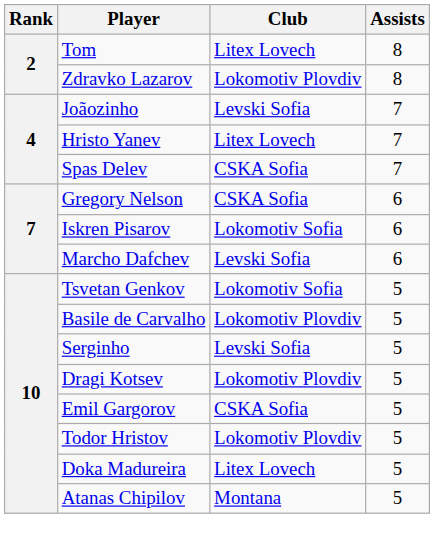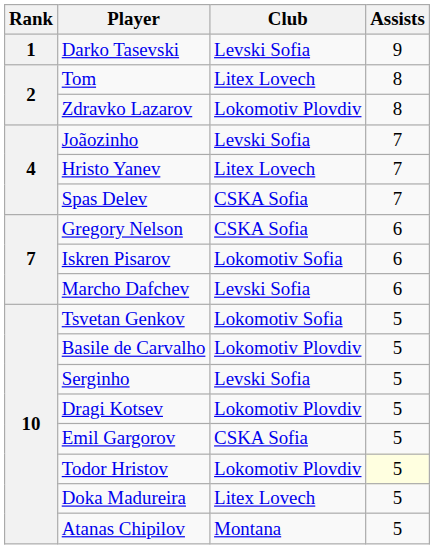+ row: (120, 49)
(397, 438) no background -> (397, 468) lightyellow background
